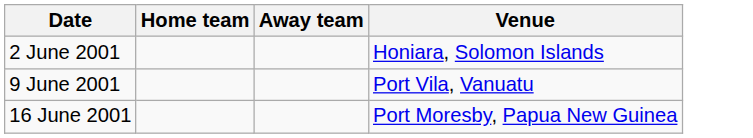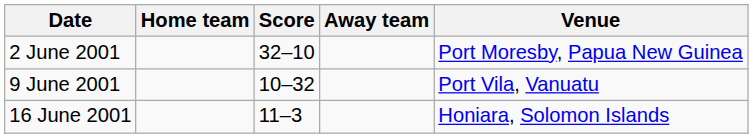+ column: (287, 20)
(488, 52) Honiara, Solomon Islands -> (591, 52) Port Moresby, Papua New Guinea
(525, 116) Port Moresby, Papua New Guinea -> (554, 116) Honiara, Solomon Islands
